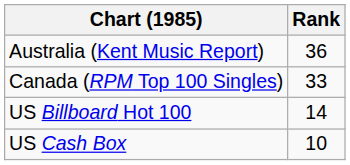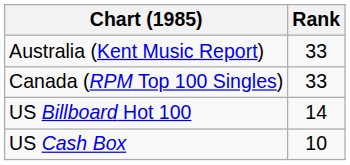(316, 50) 36 -> (316, 50) 33
